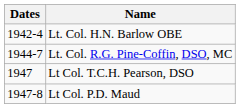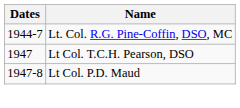- row: (115, 34)
